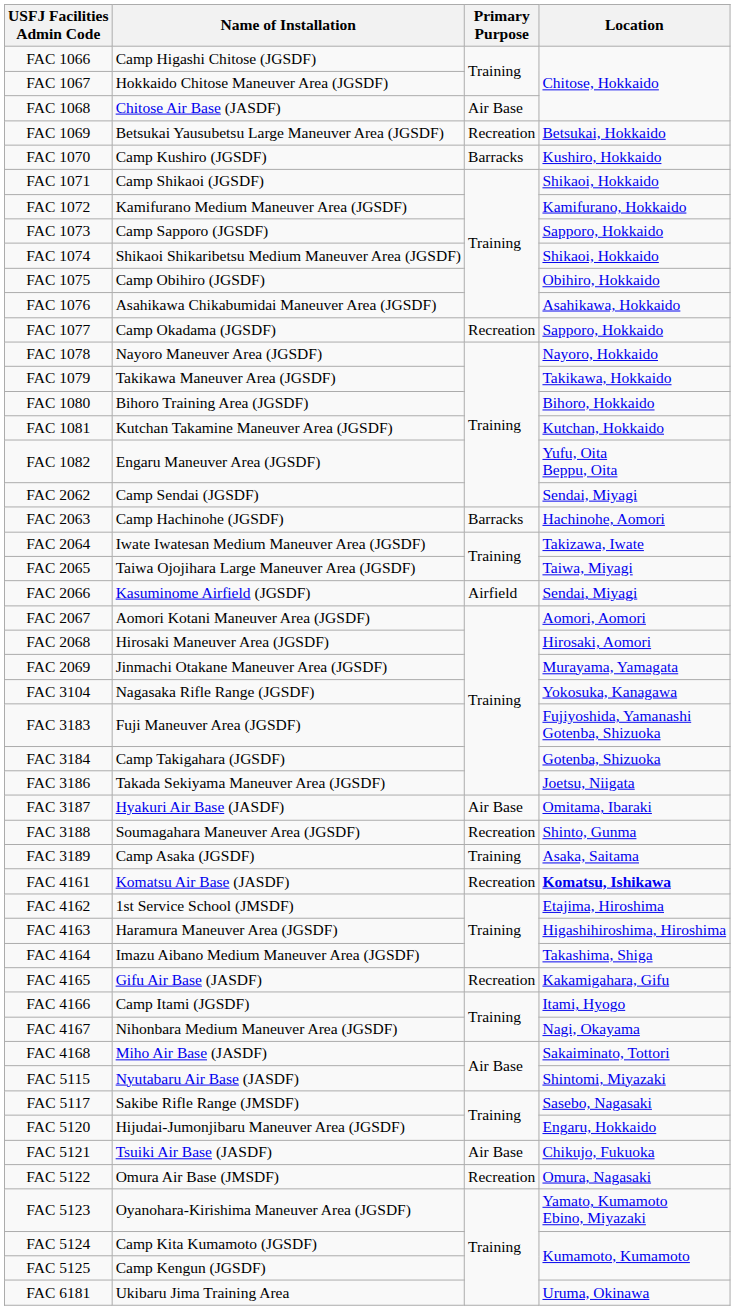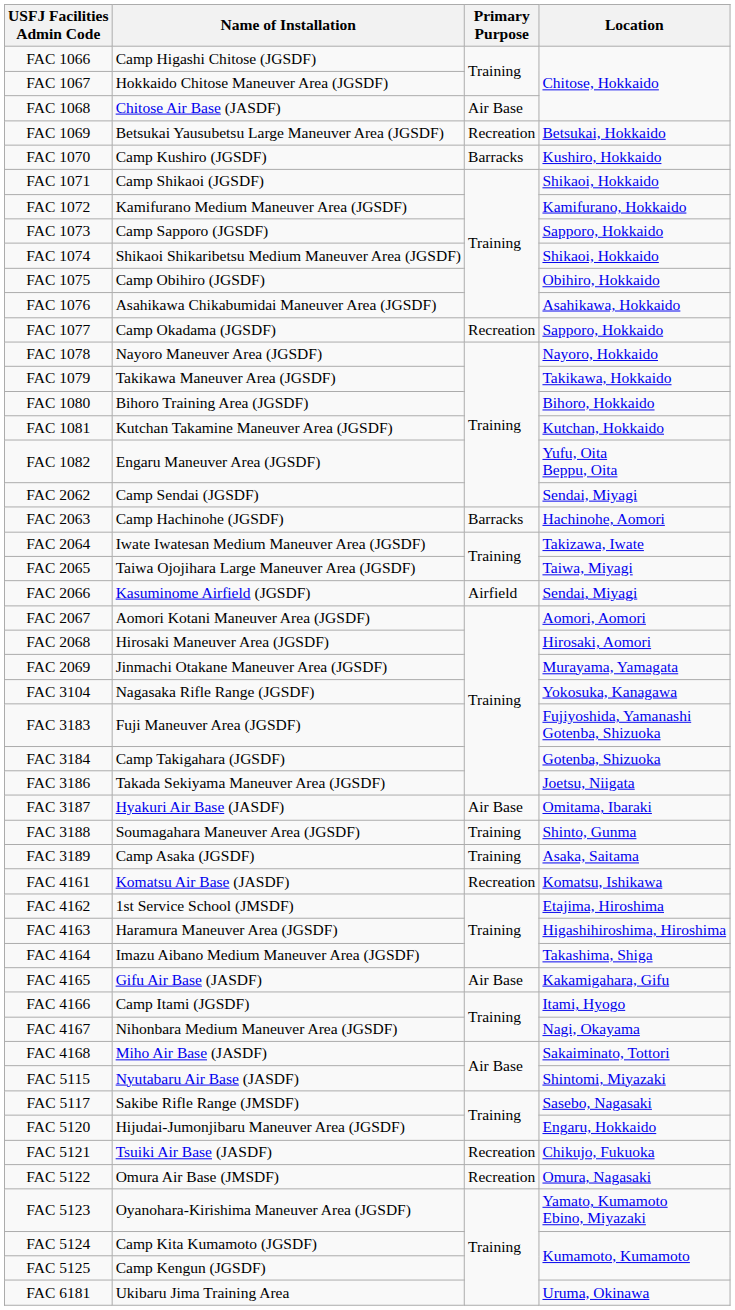(502, 832) Recreation -> (495, 832) Training
(607, 881) bold -> (602, 881) normal
(502, 979) Recreation -> (495, 979) Air Base
(495, 1152) Air Base -> (502, 1152) Recreation
